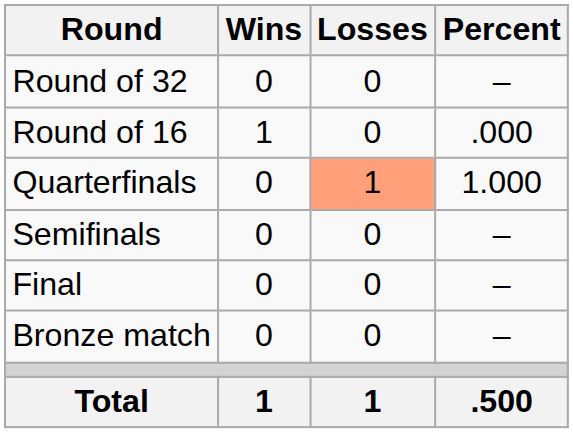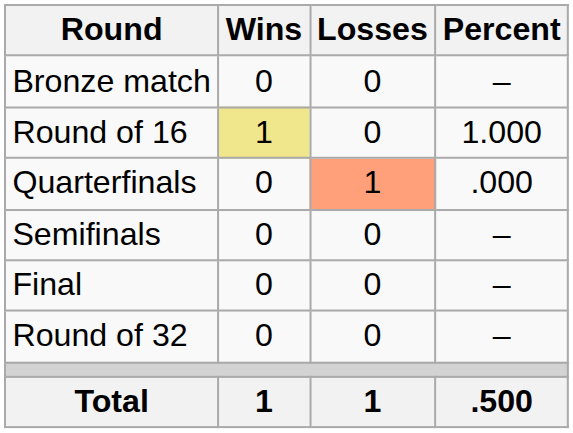rows swapped: (100, 81) <-> (112, 336)
(264, 132) no background -> (264, 132) khaki background
(502, 132) .000 -> (502, 132) 1.000
(502, 183) 1.000 -> (502, 183) .000
